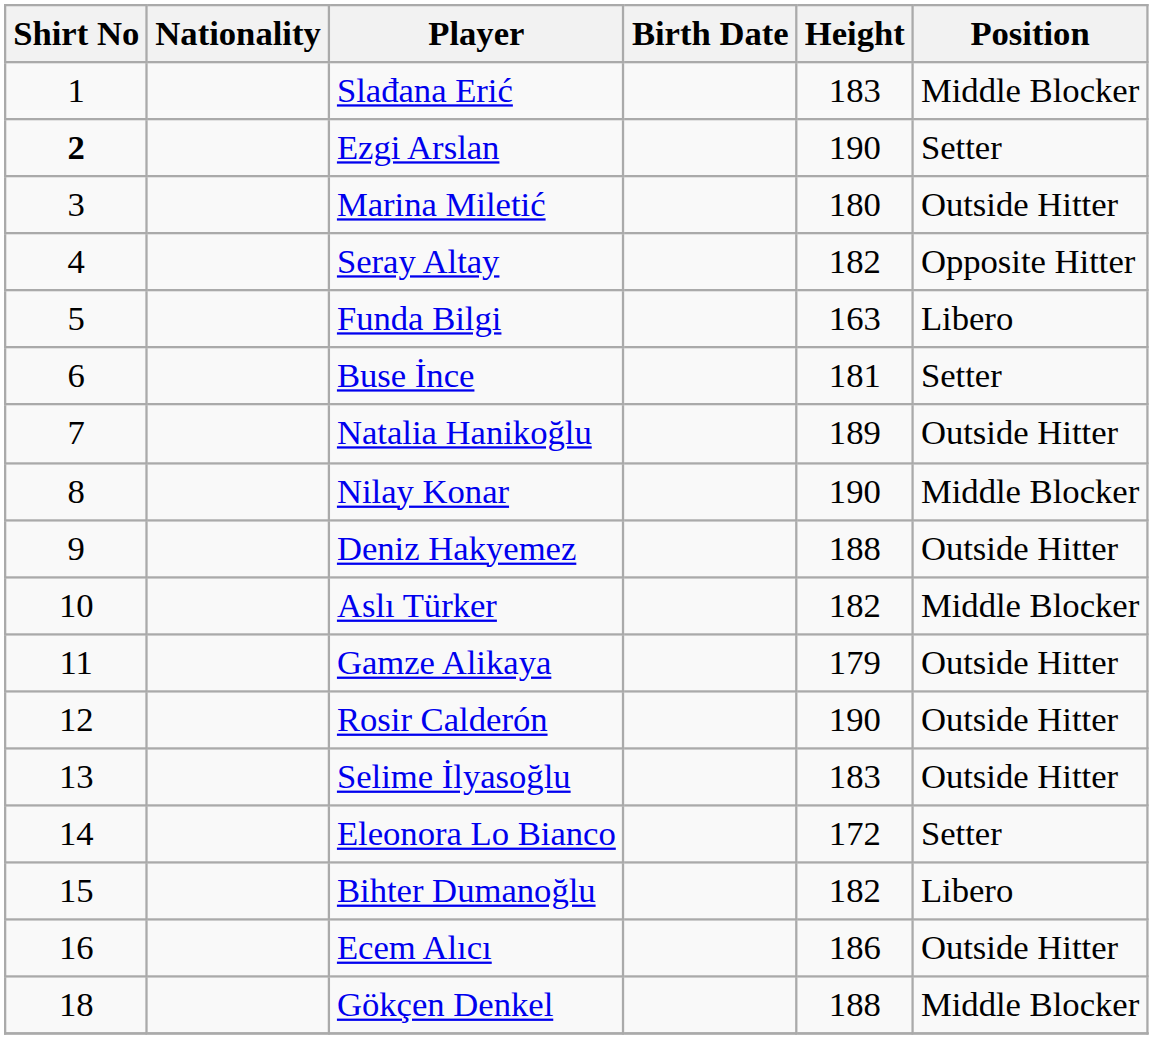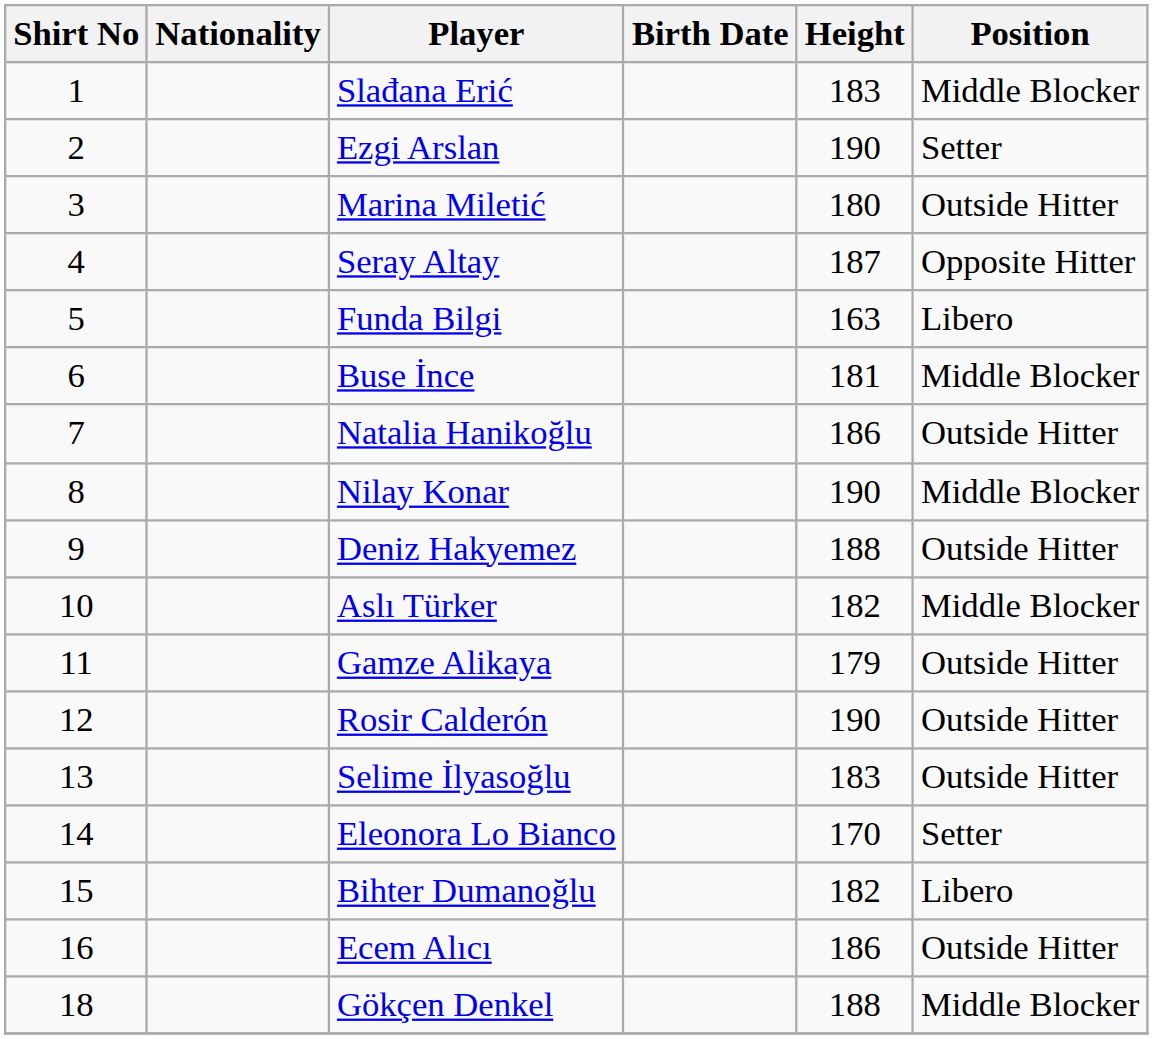(76, 147) bold -> (76, 147) normal
(855, 261) 182 -> (855, 261) 187
(961, 376) Setter -> (1030, 376) Middle Blocker
(855, 433) 189 -> (855, 433) 186
(855, 833) 172 -> (855, 833) 170
